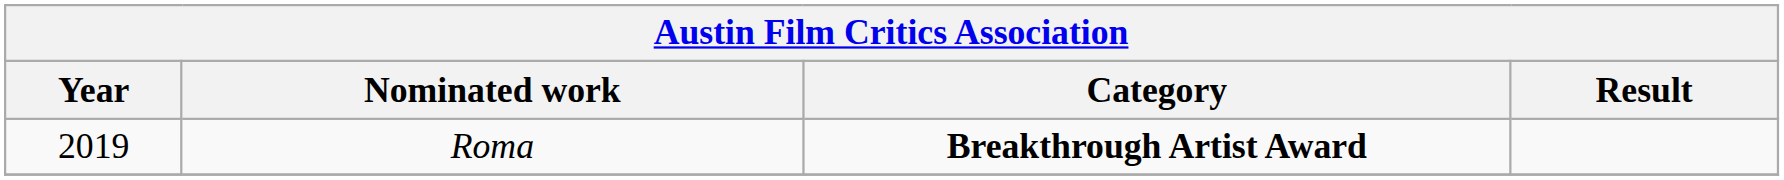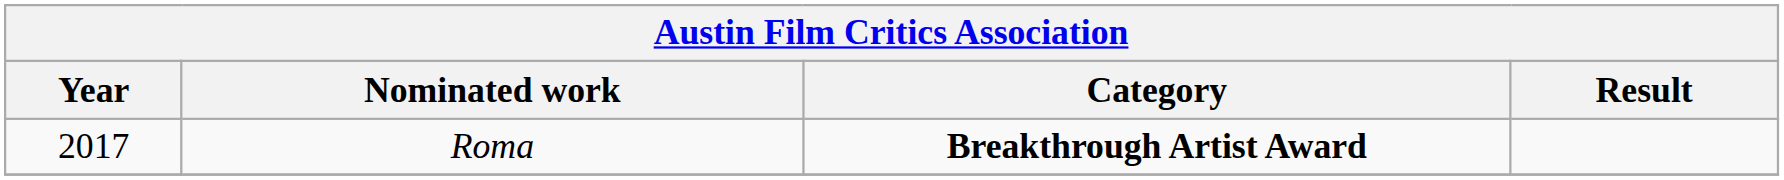(94, 145) 2019 -> (94, 145) 2017
